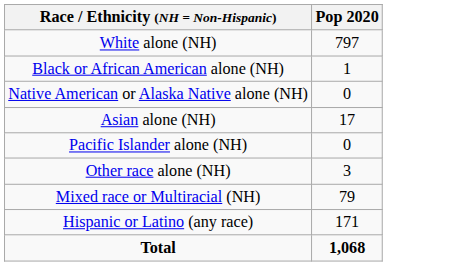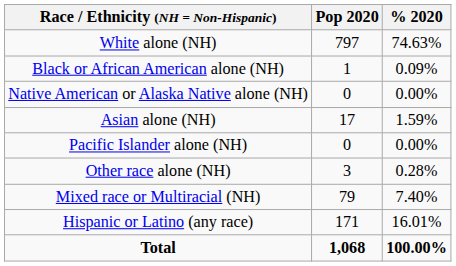+ column: (416, 17)
